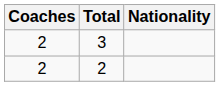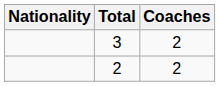columns swapped: (169, 17) <-> (42, 17)
